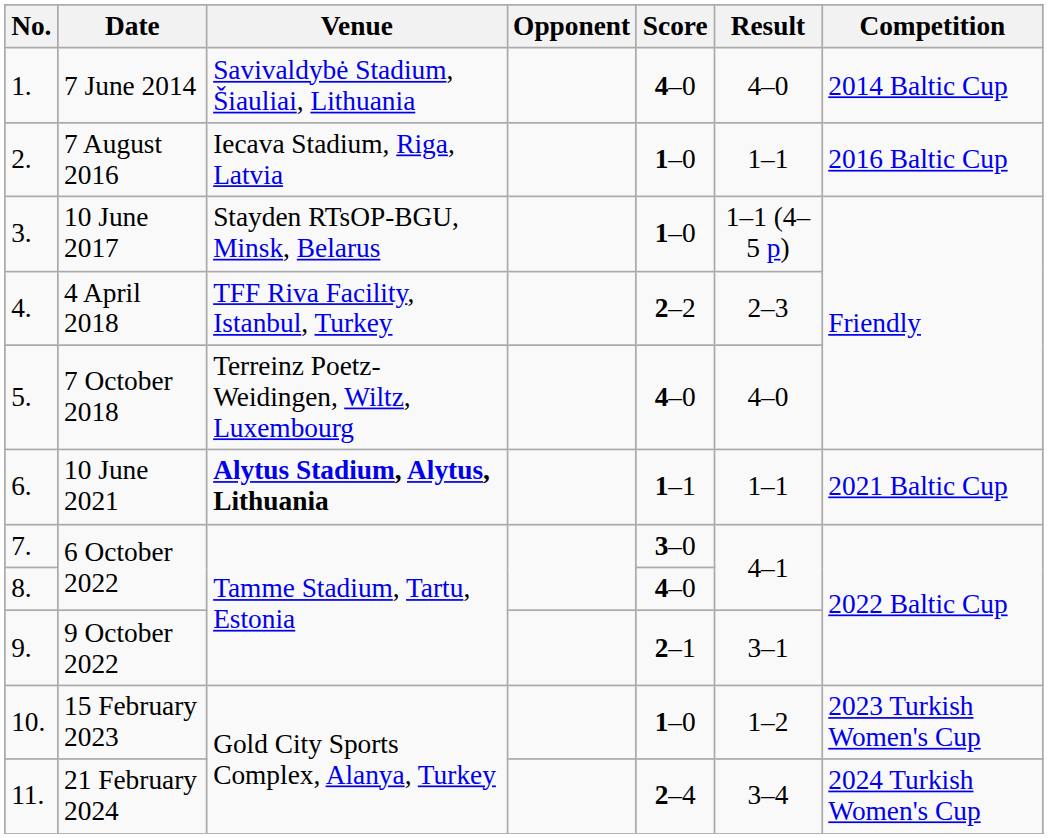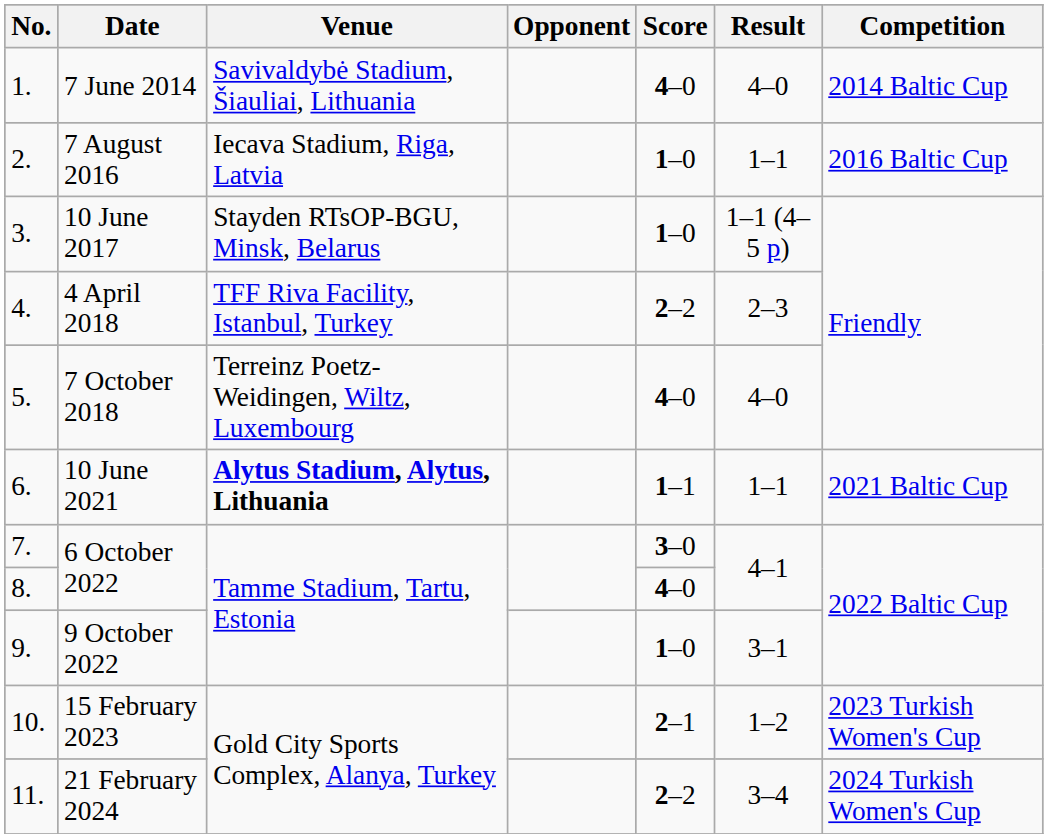(675, 647) 2–1 -> (675, 647) 1–0
(675, 721) 1–0 -> (675, 721) 2–1
(675, 795) 2–4 -> (675, 795) 2–2
